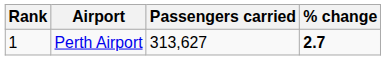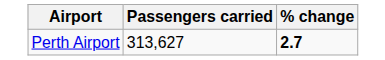- column: (28, 17)
